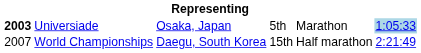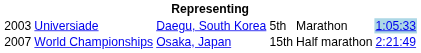(18, 25) bold -> (18, 25) normal
(194, 25) Osaka, Japan -> (211, 25) Daegu, South Korea
(211, 42) Daegu, South Korea -> (194, 42) Osaka, Japan
